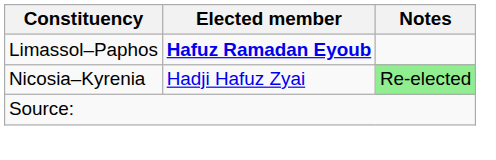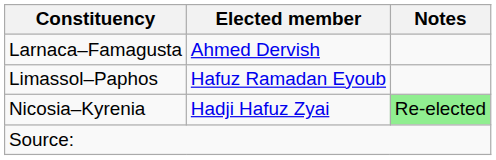+ row: (96, 49)
(269, 49) bold -> (288, 79) normal
